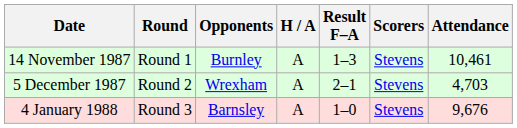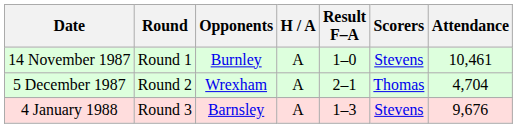(344, 60) 1–3 -> (344, 60) 1–0
(399, 85) Stevens -> (399, 85) Thomas
(470, 85) 4,703 -> (470, 85) 4,704
(344, 110) 1–0 -> (344, 110) 1–3
